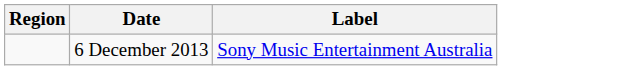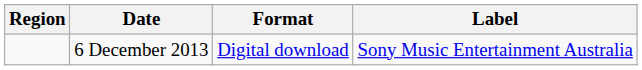+ column: (283, 19)
